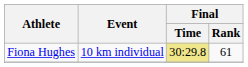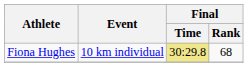(226, 52) 61 -> (226, 52) 68
